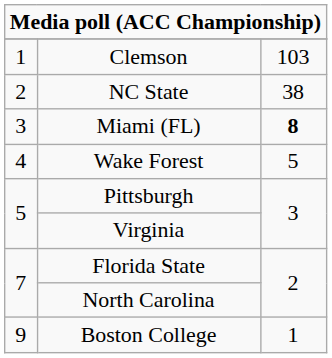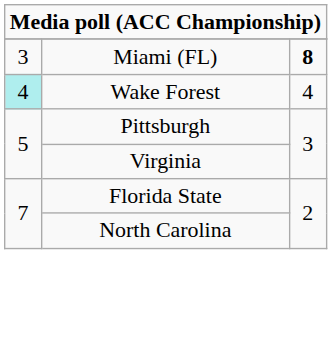- row: (149, 56)
- row: (149, 91)
(21, 160) no background -> (23, 91) paleturquoise background
(293, 160) 5 -> (308, 91) 4
- row: (149, 334)
